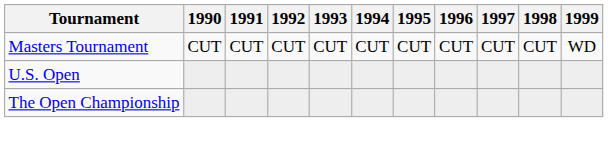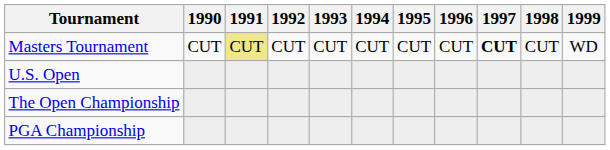(246, 46) no background -> (246, 46) khaki background
(498, 46) normal -> (499, 46) bold
+ row: (77, 131)
